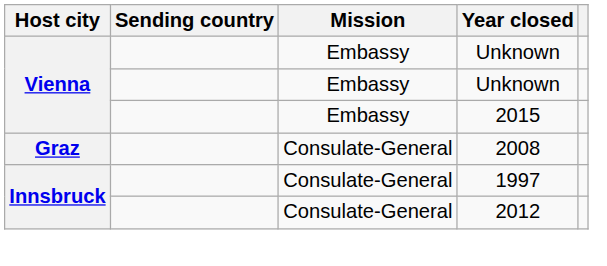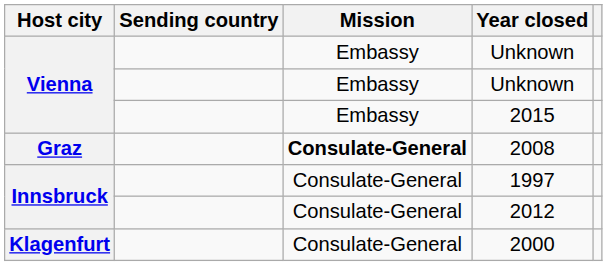(368, 148) normal -> (377, 148) bold
+ row: (60, 244)
